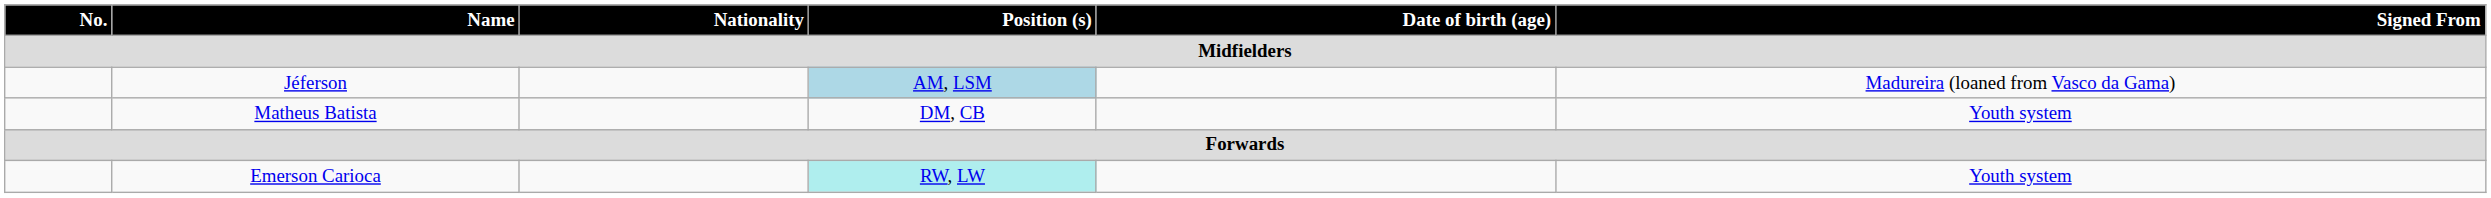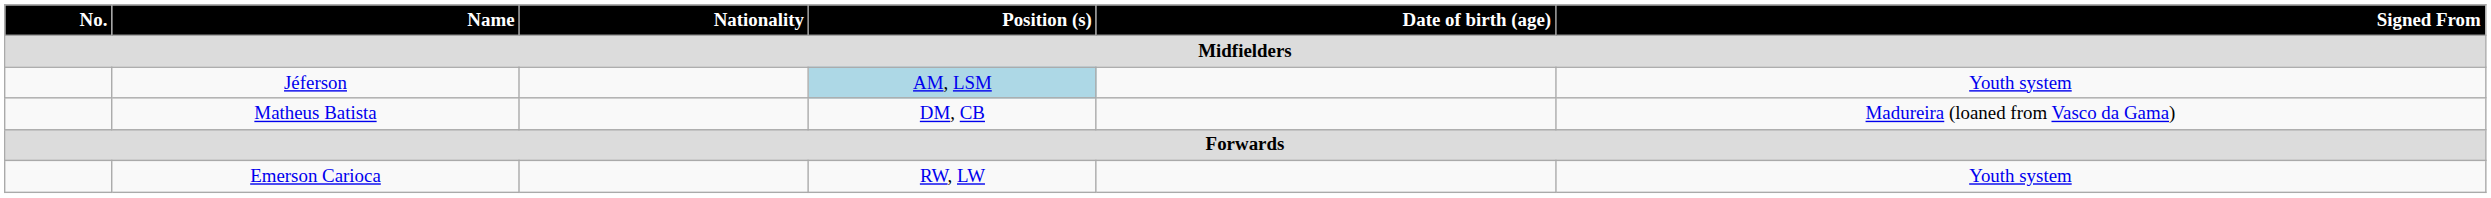(2020, 82) Madureira (loaned from Vasco da Gama) -> (2020, 82) Youth system
(2020, 113) Youth system -> (2020, 113) Madureira (loaned from Vasco da Gama)
(952, 175) paleturquoise background -> (952, 175) no background
